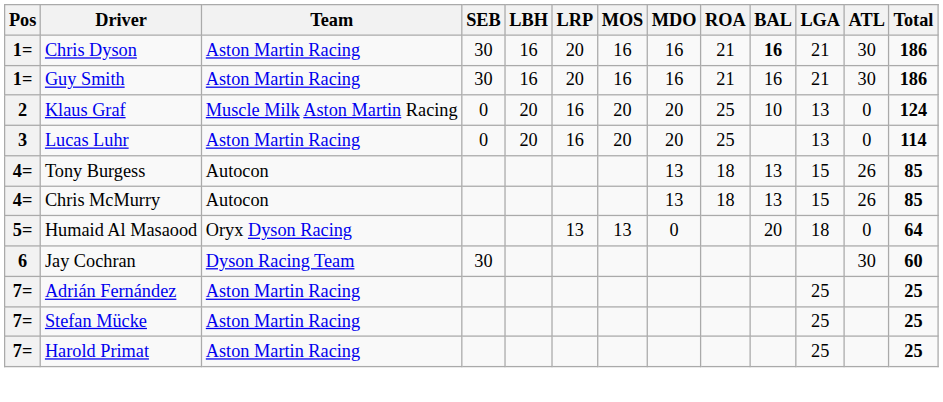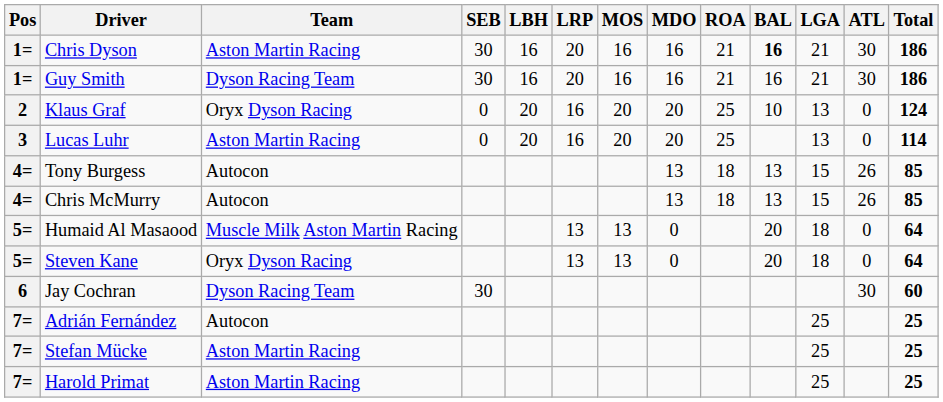(283, 80) Aston Martin Racing -> (280, 80) Dyson Racing Team
(332, 110) Muscle Milk Aston Martin Racing -> (279, 110) Oryx Dyson Racing
(279, 231) Oryx Dyson Racing -> (332, 231) Muscle Milk Aston Martin Racing
+ row: (91, 261)
(283, 291) Aston Martin Racing -> (237, 321) Autocon
